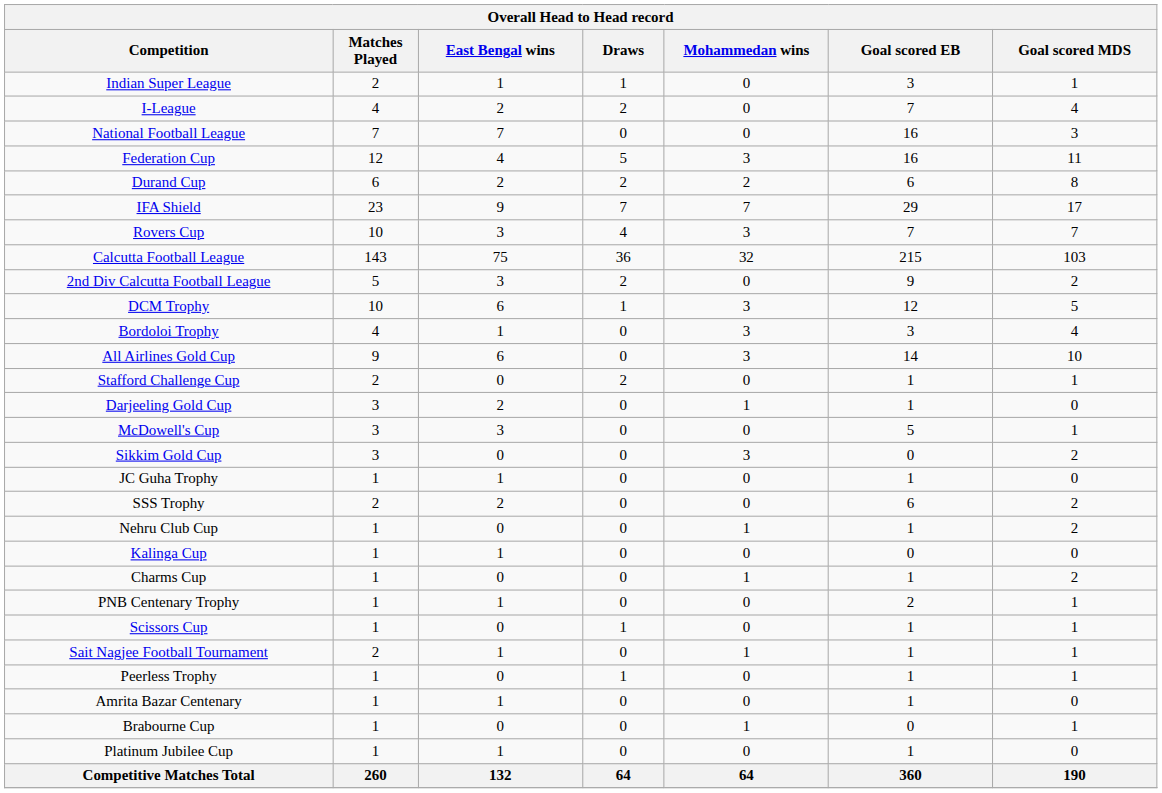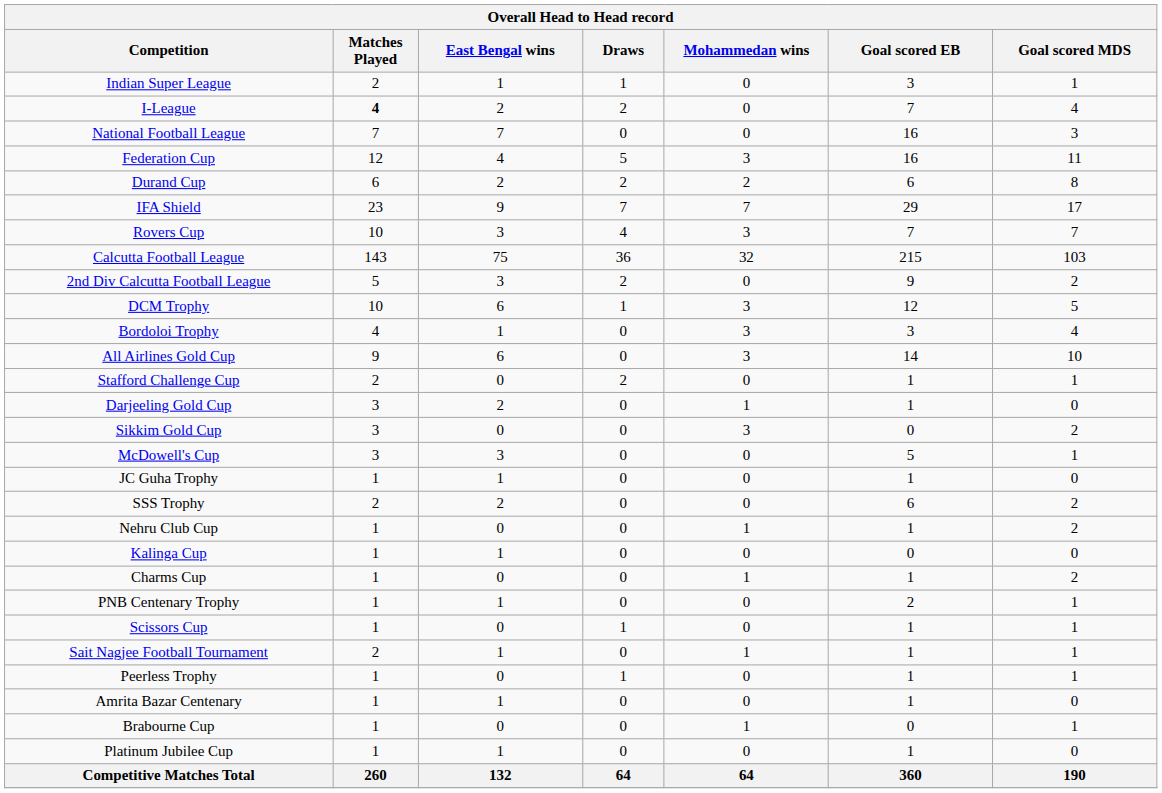(375, 109) normal -> (375, 109) bold
rows swapped: (169, 430) <-> (169, 454)
